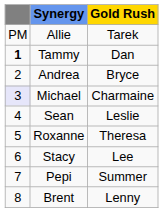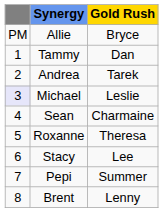(123, 34) Tarek -> (123, 34) Bryce
(18, 55) bold -> (18, 55) normal
(123, 75) Bryce -> (123, 75) Tarek
(123, 95) Charmaine -> (123, 95) Leslie
(123, 116) Leslie -> (123, 116) Charmaine
